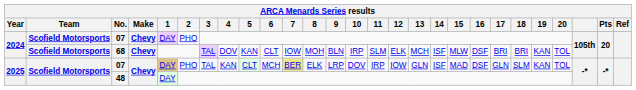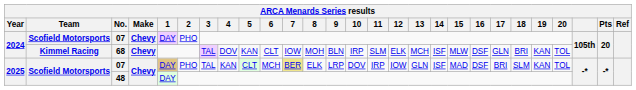(69, 51) Scofield Motorsports -> (69, 51) Kimmel Racing
(501, 51) BRI -> (501, 51) GLN
(501, 65) GLN -> (501, 65) BRI
